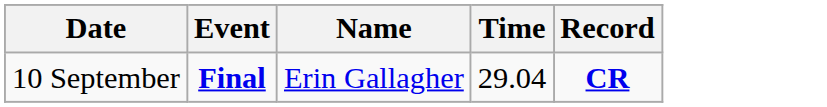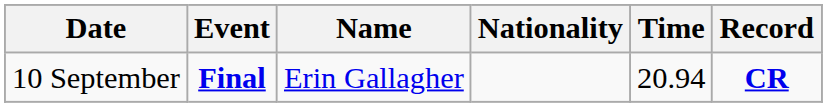+ column: (550, 28)
(512, 76) 29.04 -> (671, 76) 20.94
